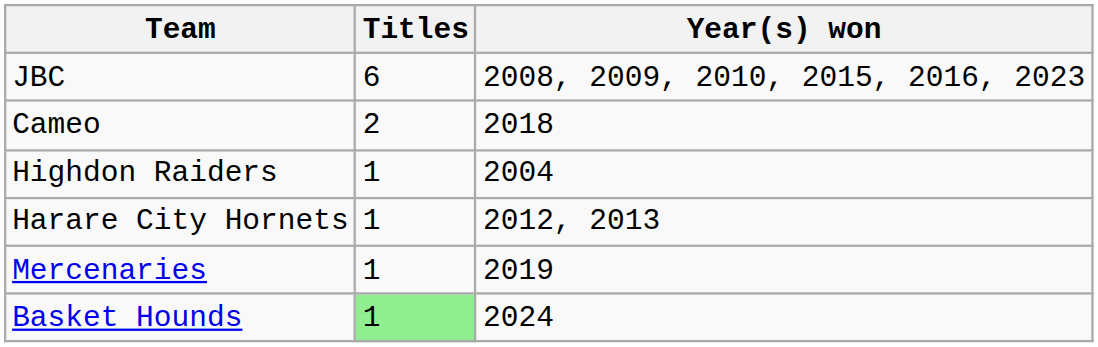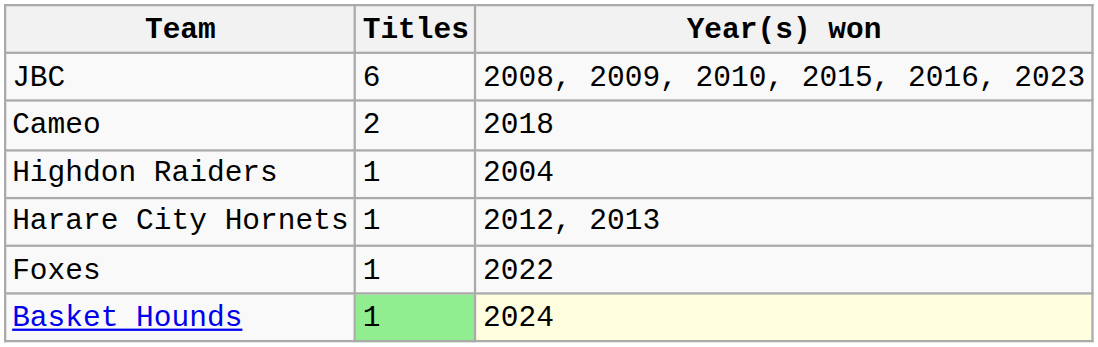- row: (110, 270)
+ row: (56, 270)
(518, 318) no background -> (518, 318) lightyellow background
